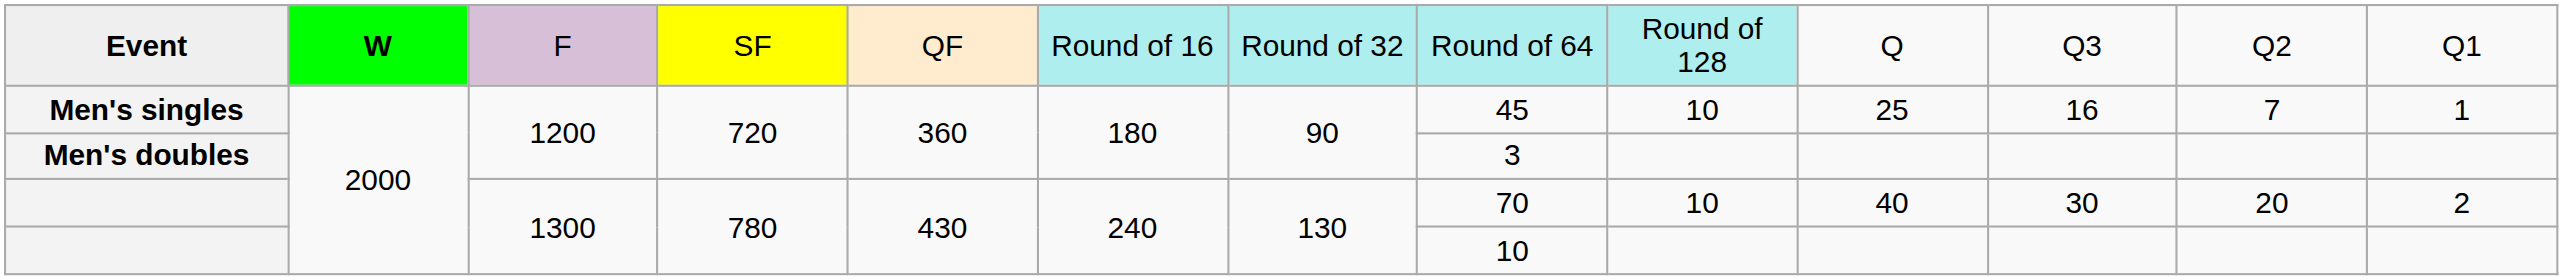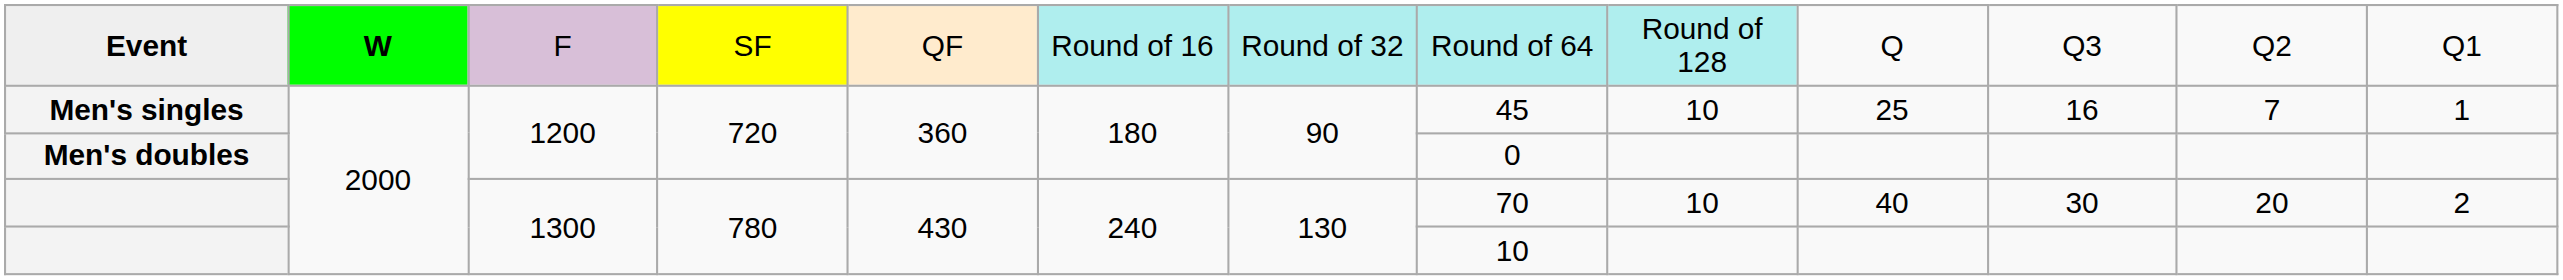(1512, 156) 3 -> (1512, 156) 0
